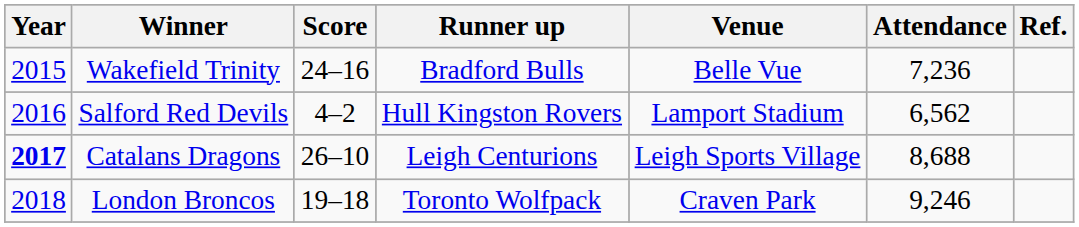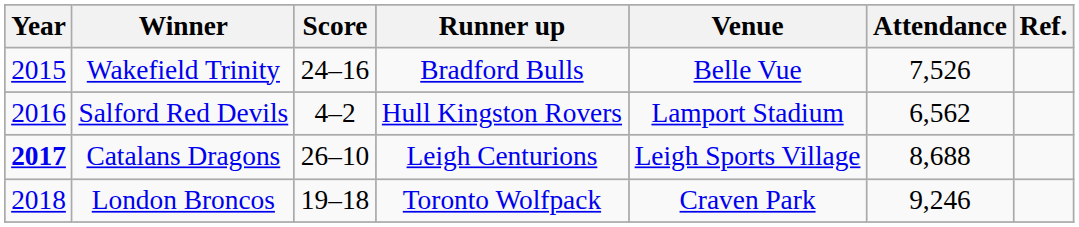(940, 69) 7,236 -> (940, 69) 7,526
